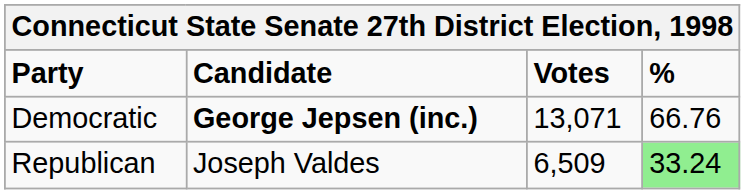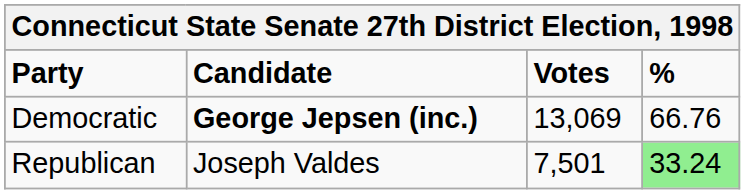(577, 118) 13,071 -> (577, 118) 13,069
(569, 164) 6,509 -> (569, 164) 7,501
